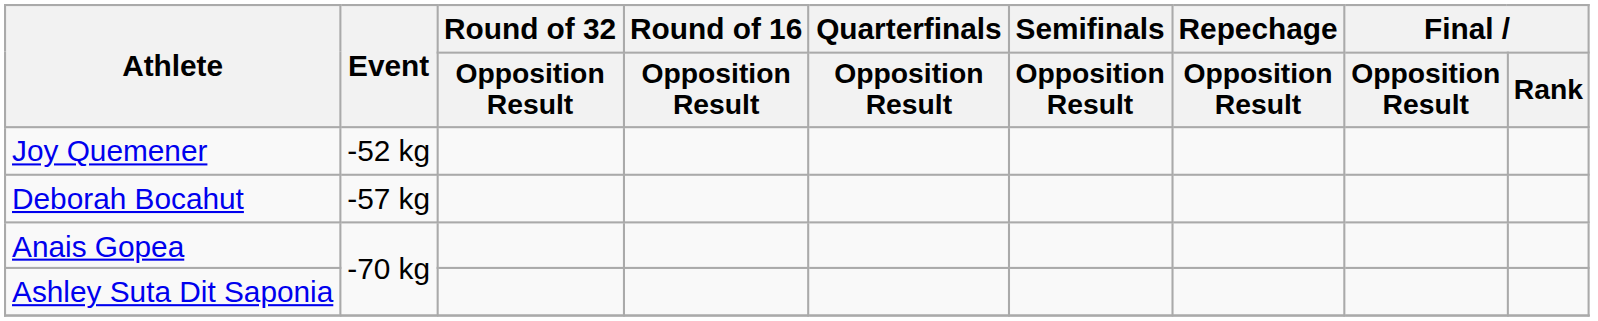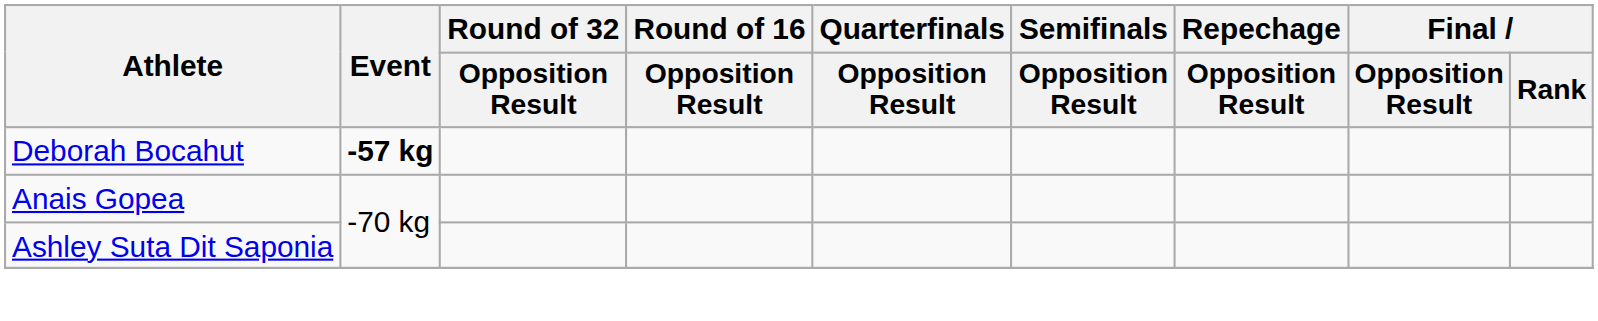- row: (110, 152)
(389, 199) normal -> (390, 152) bold
